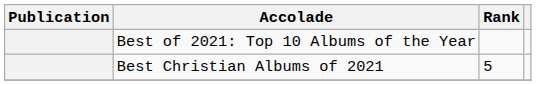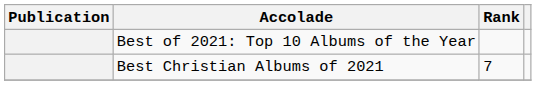(488, 67) 5 -> (488, 67) 7
